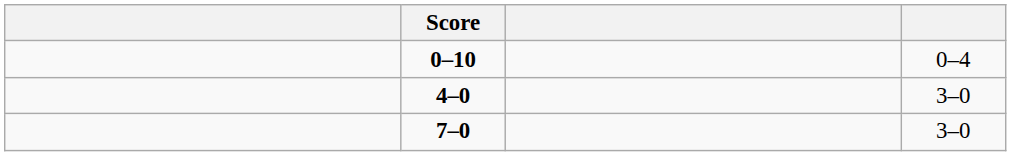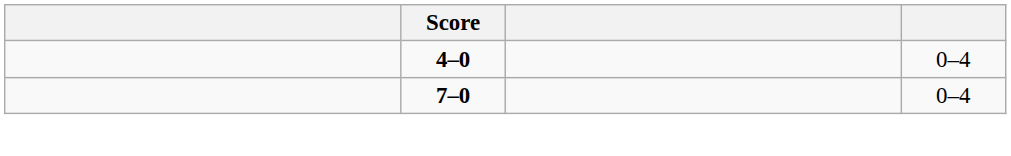- row: (453, 58)
(953, 95) 3–0 -> (953, 58) 0–4
(953, 131) 3–0 -> (953, 95) 0–4
